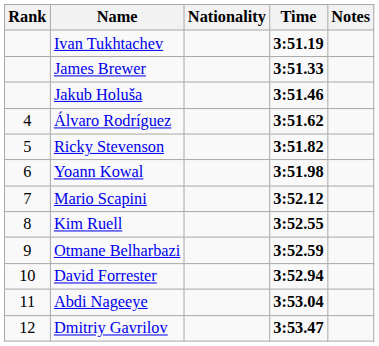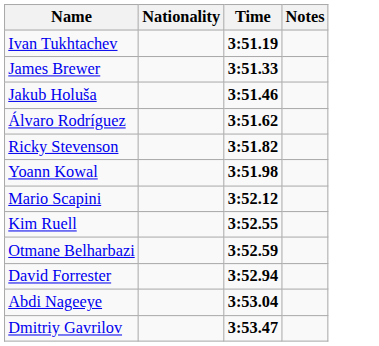- column: (27, 17)
